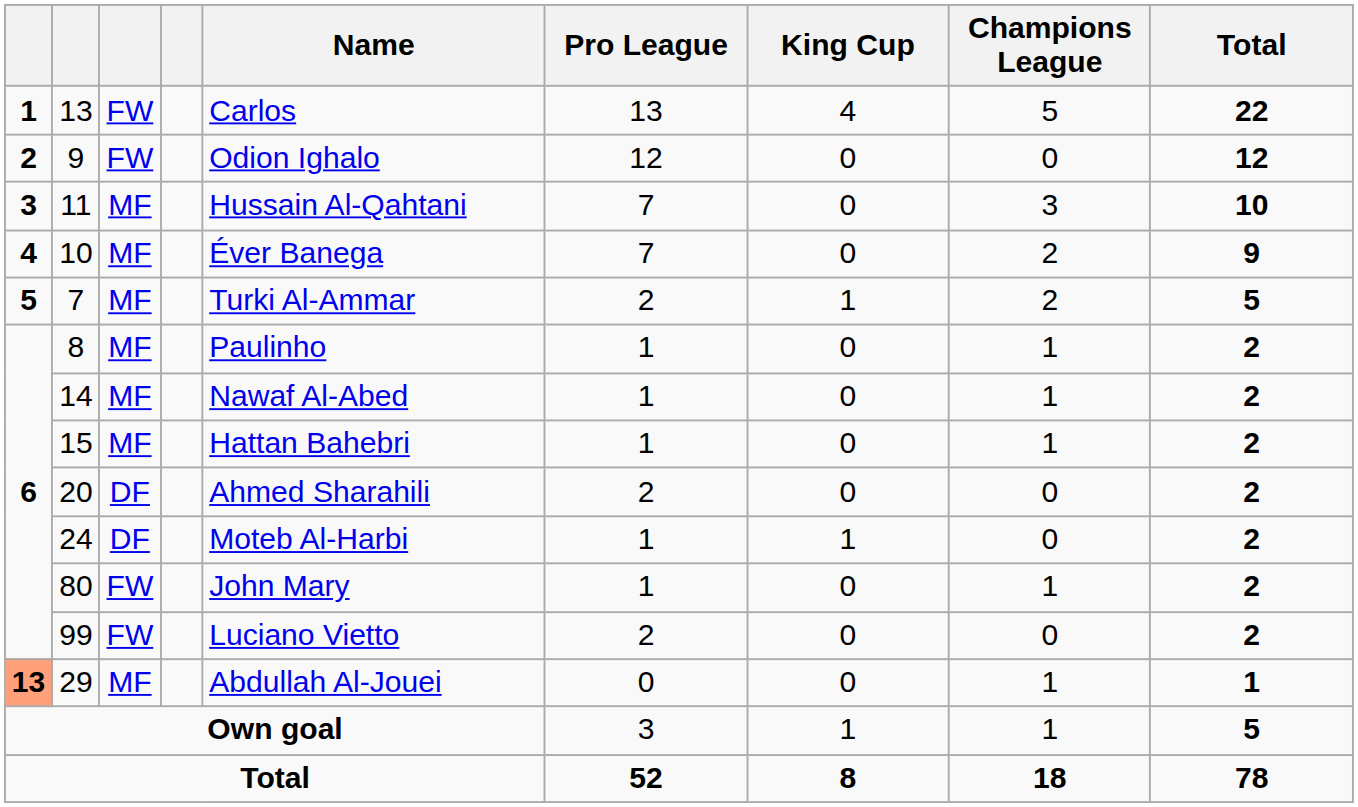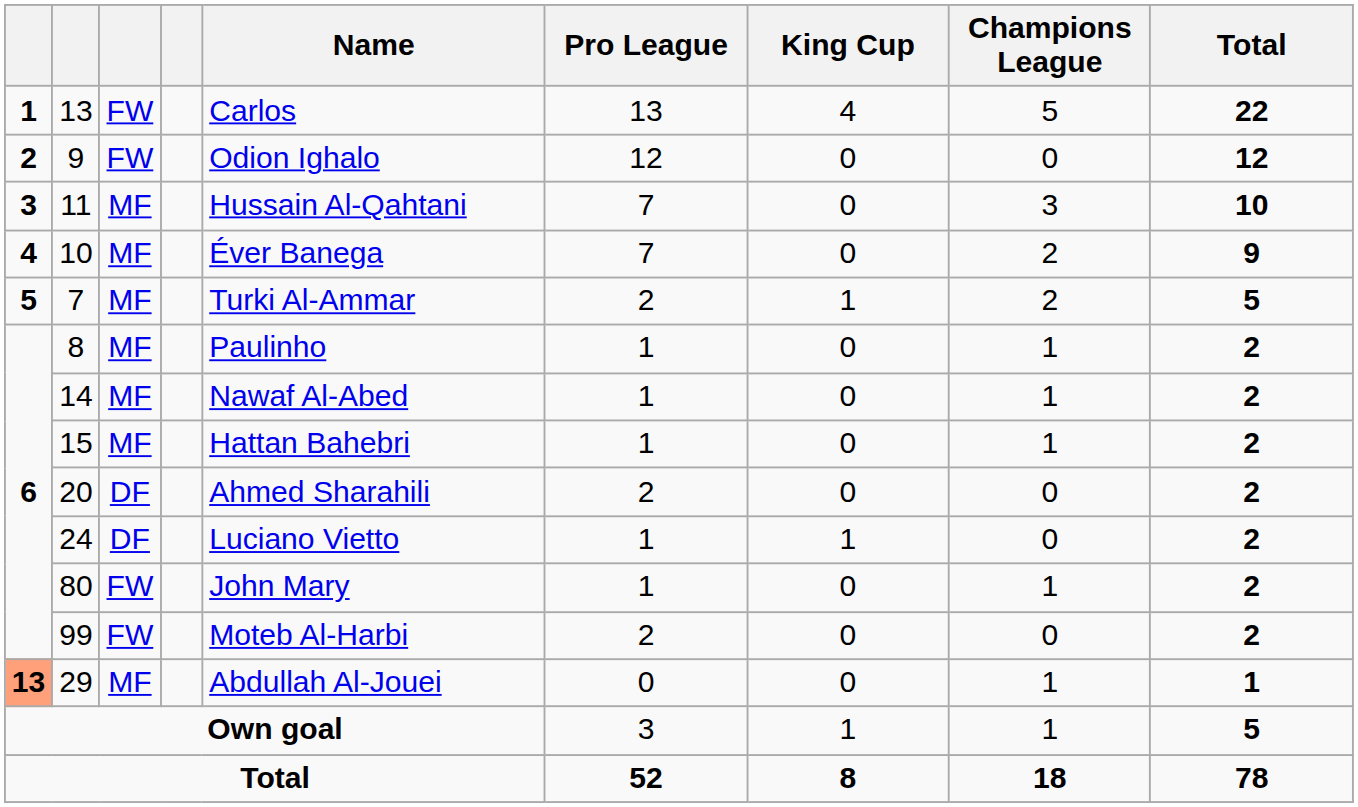(309, 539) Moteb Al-Harbi -> (304, 539) Luciano Vietto
(304, 634) Luciano Vietto -> (309, 634) Moteb Al-Harbi
